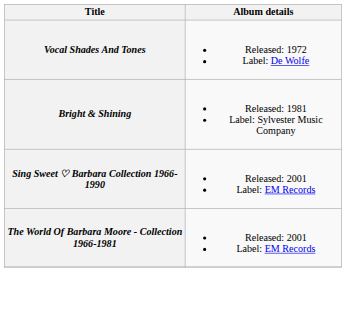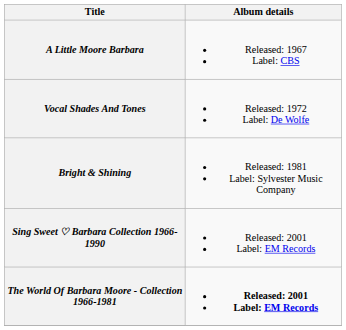+ row: (95, 49)
(263, 243) normal -> (263, 302) bold
